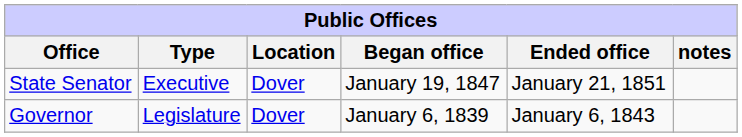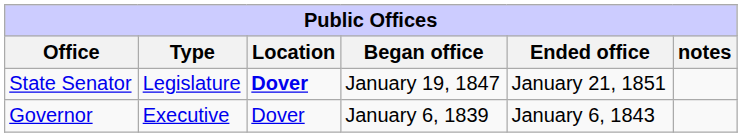(186, 83) Executive -> (192, 83) Legislature
(278, 83) normal -> (280, 83) bold
(192, 115) Legislature -> (186, 115) Executive
